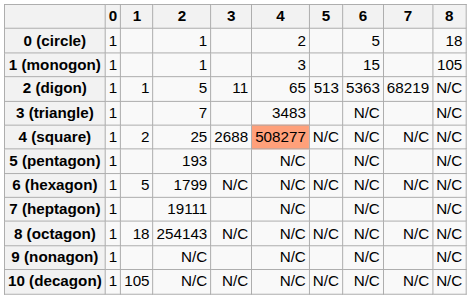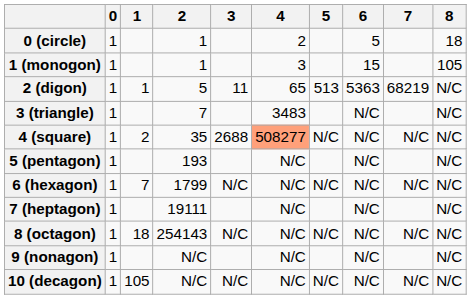(199, 137) 25 -> (199, 137) 35
(145, 185) 5 -> (145, 185) 7
